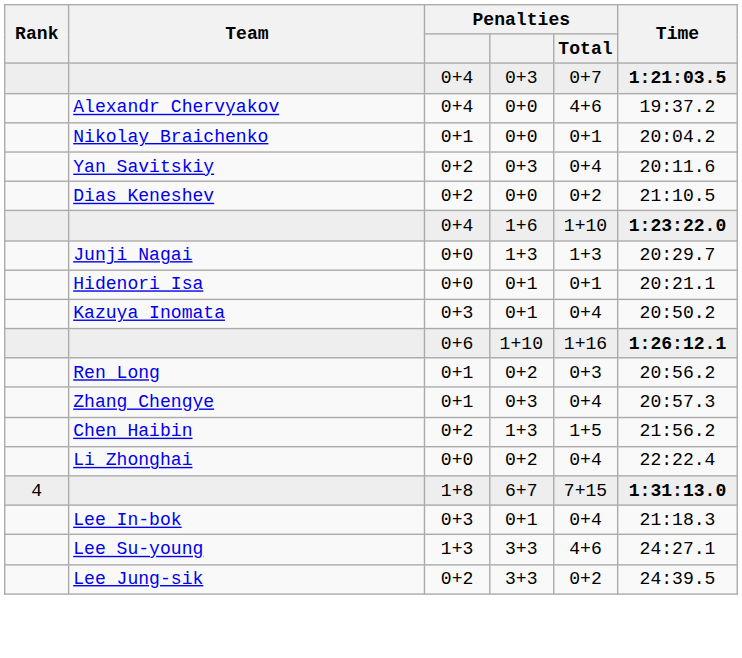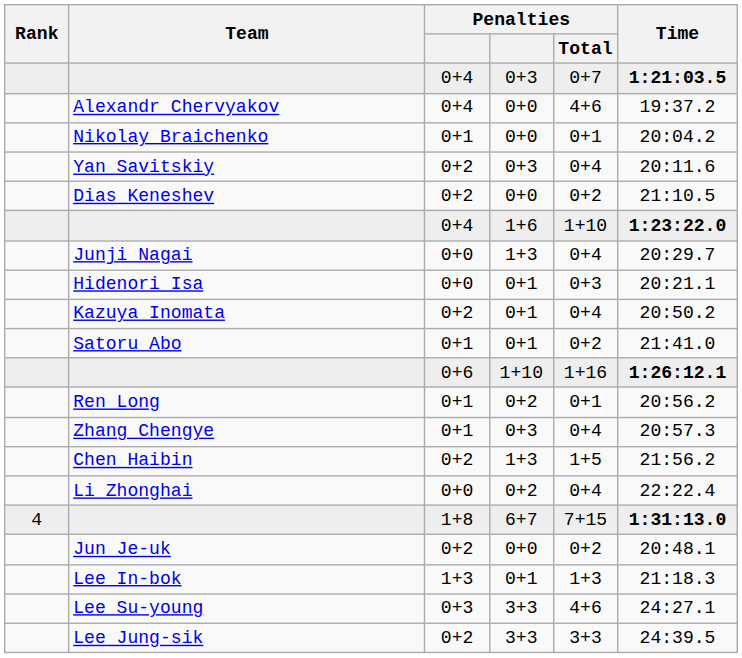(585, 255) 1+3 -> (585, 255) 0+4
(585, 284) 0+1 -> (585, 284) 0+3
(457, 314) 0+3 -> (457, 314) 0+2
+ row: (127, 343)
(585, 373) 0+3 -> (585, 402) 0+1
+ row: (122, 550)
(457, 520) 0+3 -> (457, 579) 1+3
(585, 520) 0+4 -> (585, 579) 1+3
(457, 550) 1+3 -> (457, 608) 0+3
(585, 579) 0+2 -> (585, 638) 3+3
